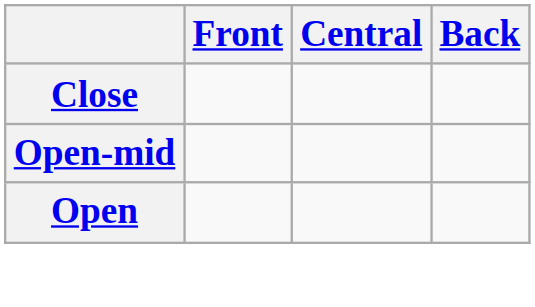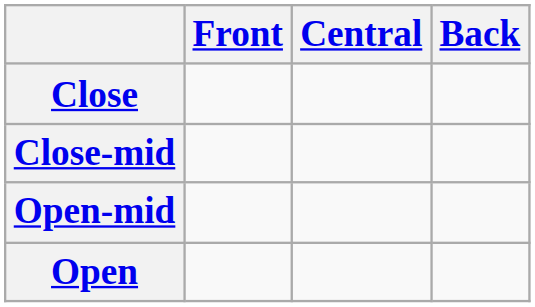+ row: (95, 152)
